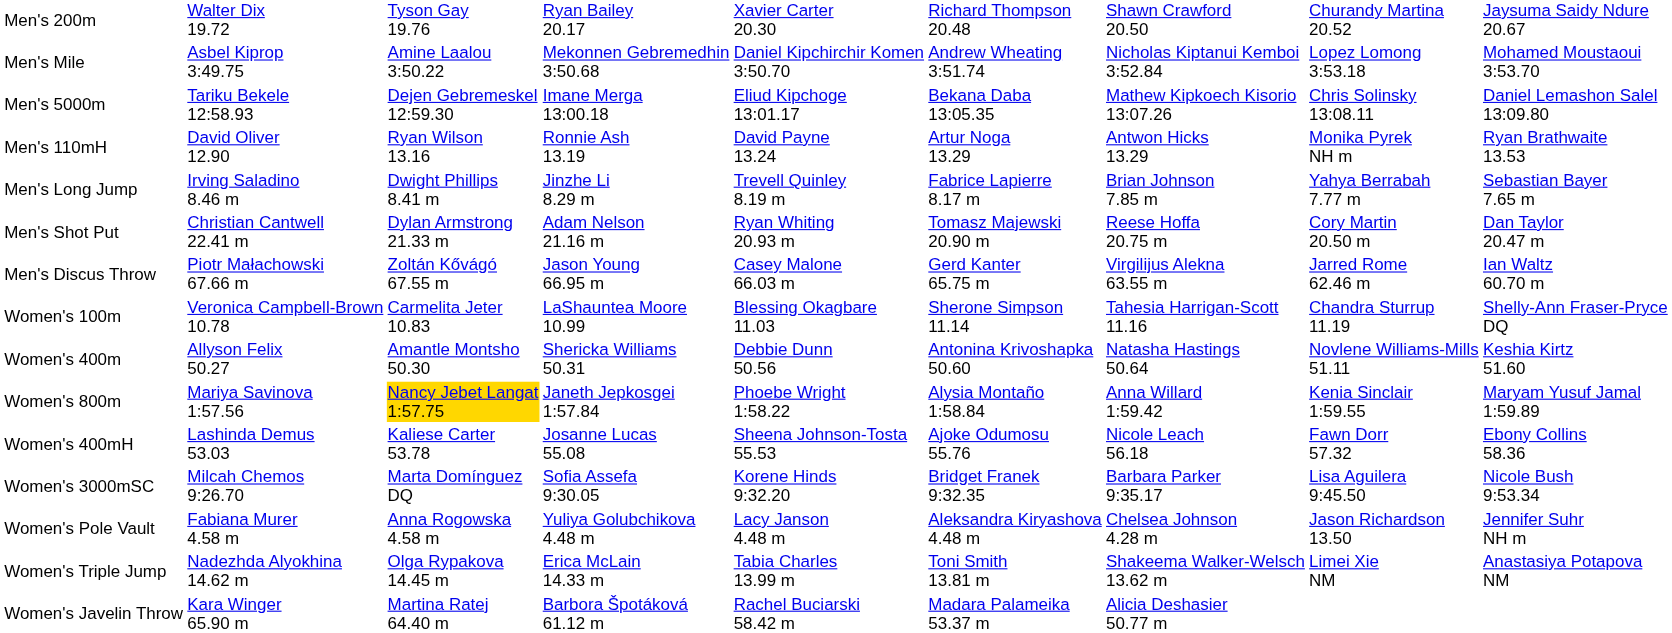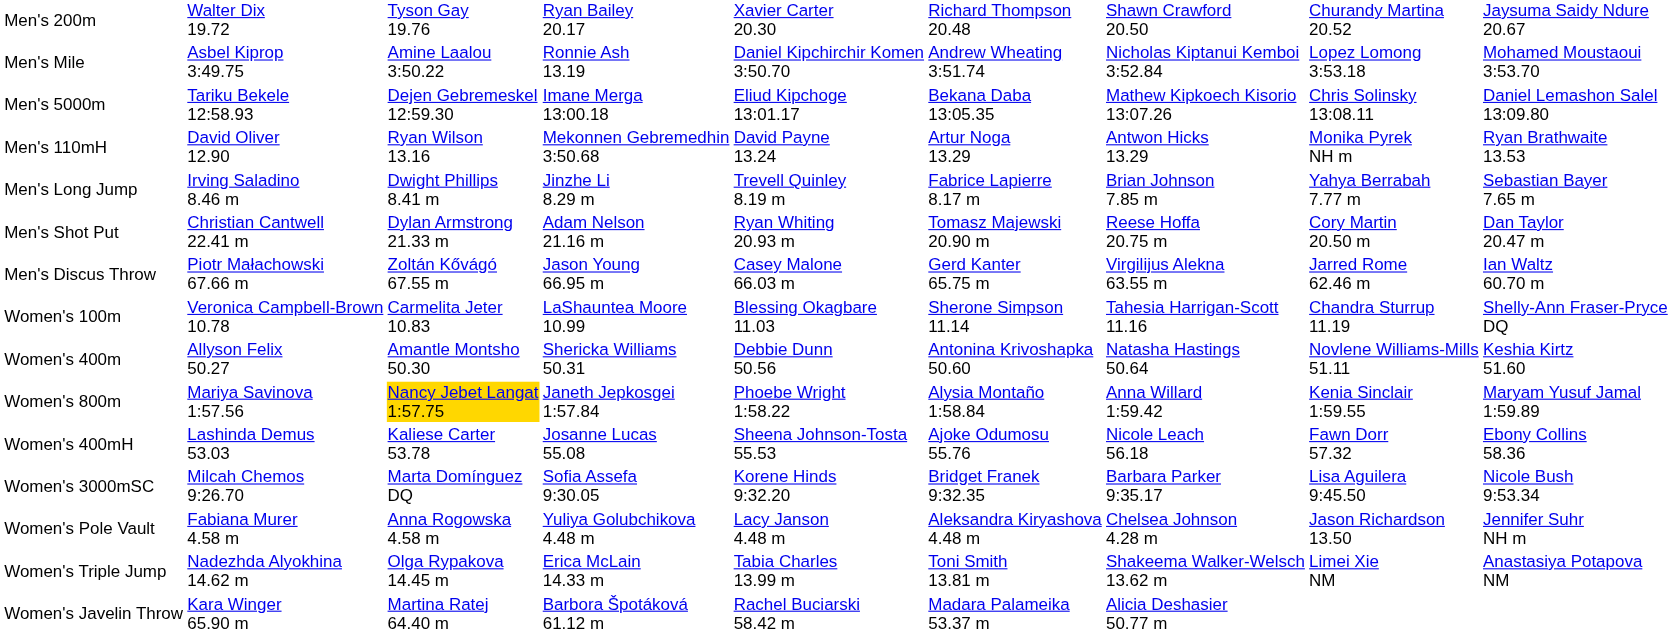(636, 62) Mekonnen Gebremedhin 3:50.68 -> (586, 62) Ronnie Ash 13.19
(586, 147) Ronnie Ash 13.19 -> (636, 147) Mekonnen Gebremedhin 3:50.68
